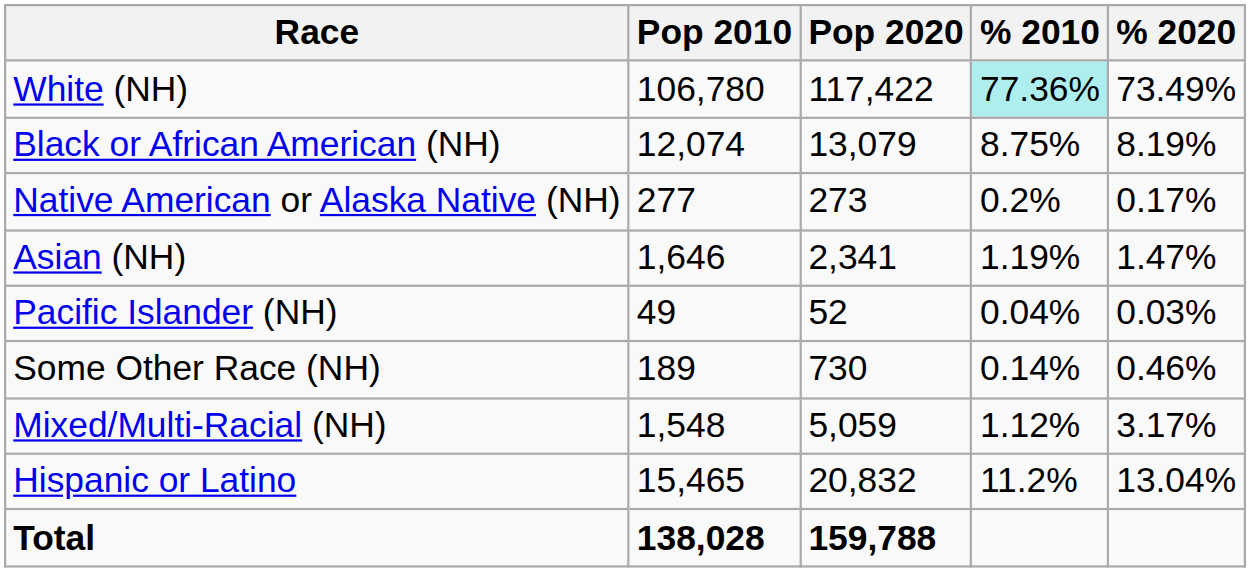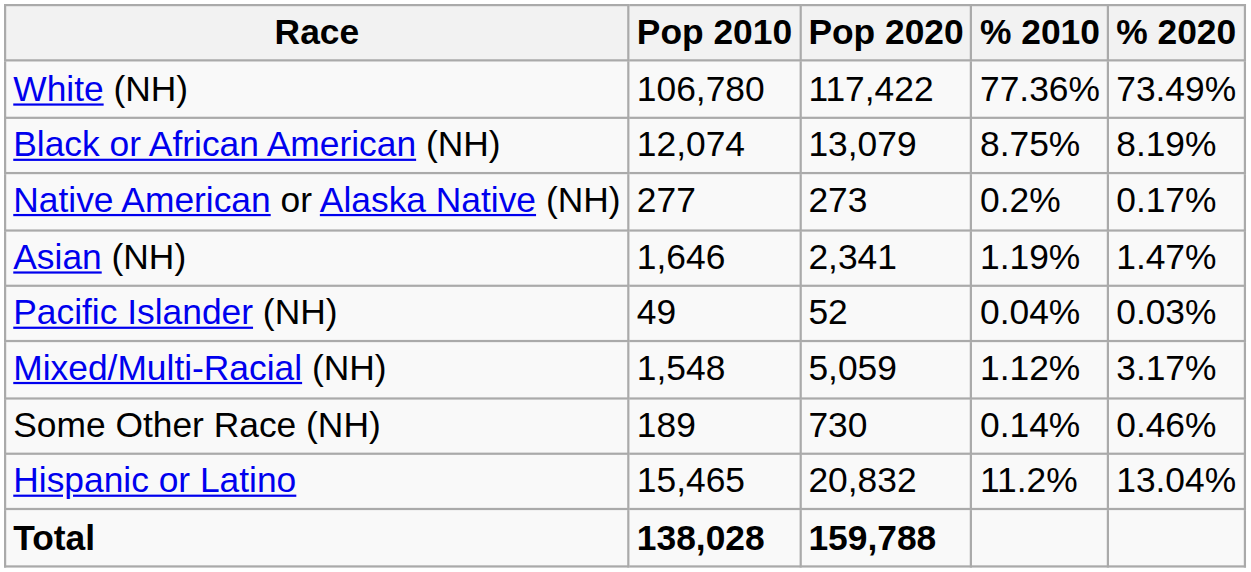(1040, 88) paleturquoise background -> (1040, 88) no background
rows swapped: (197, 369) <-> (200, 425)
